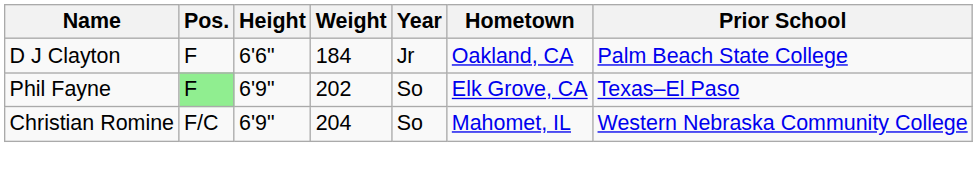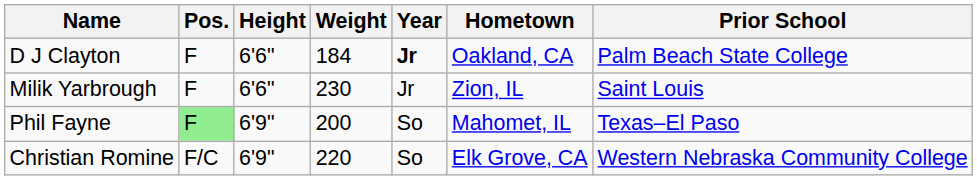(406, 55) normal -> (407, 55) bold
+ row: (83, 89)
(334, 89) 202 -> (334, 123) 200
(520, 89) Elk Grove, CA -> (511, 123) Mahomet, IL
(334, 123) 204 -> (334, 157) 220
(511, 123) Mahomet, IL -> (520, 157) Elk Grove, CA
